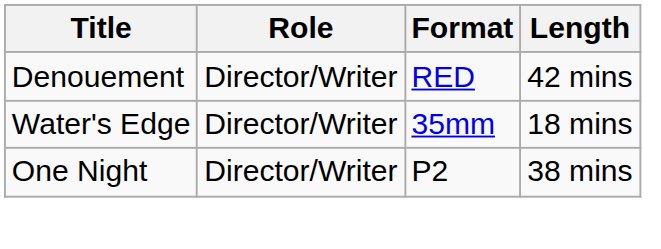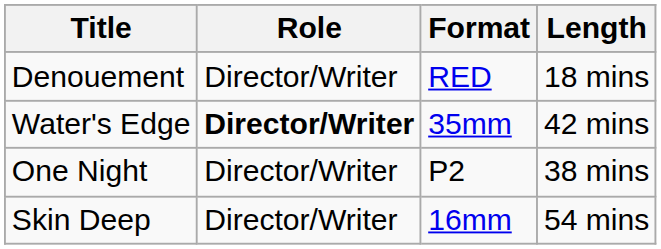(580, 76) 42 mins -> (597, 76) 18 mins
(301, 123) normal -> (309, 123) bold
(580, 123) 18 mins -> (597, 123) 42 mins
+ row: (81, 219)
